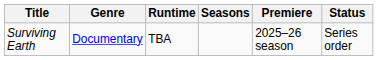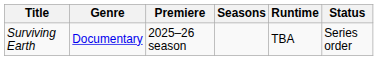columns swapped: (287, 13) <-> (172, 13)
